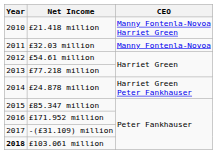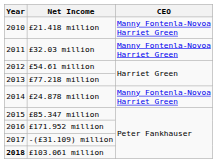(164, 45) Manny Fontenla-Novoa -> (164, 50) Manny Fontenla-Novoa Harriet Green
(154, 88) Harriet Green Peter Fankhauser -> (164, 97) Manny Fontenla-Novoa Harriet Green
